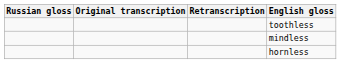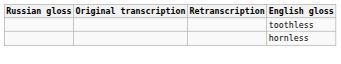- row: (289, 38)
